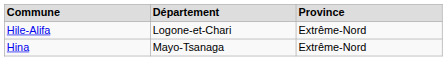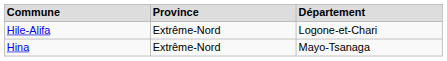columns swapped: (186, 13) <-> (322, 13)
